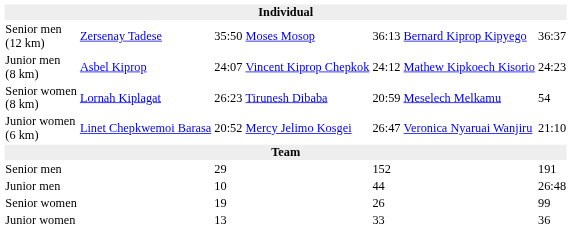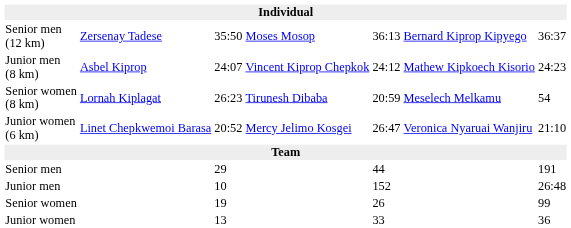(382, 169) 152 -> (379, 169) 44
(379, 186) 44 -> (382, 186) 152
